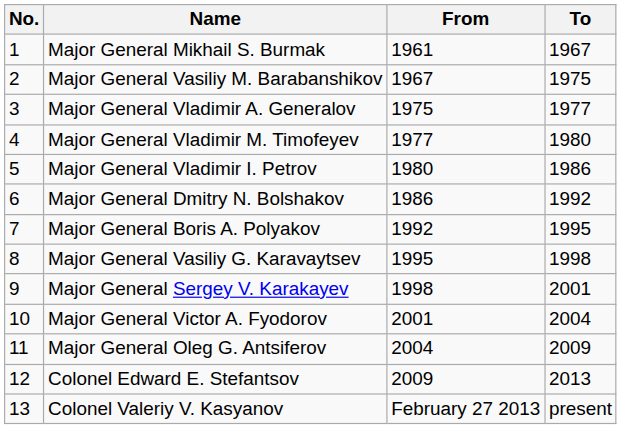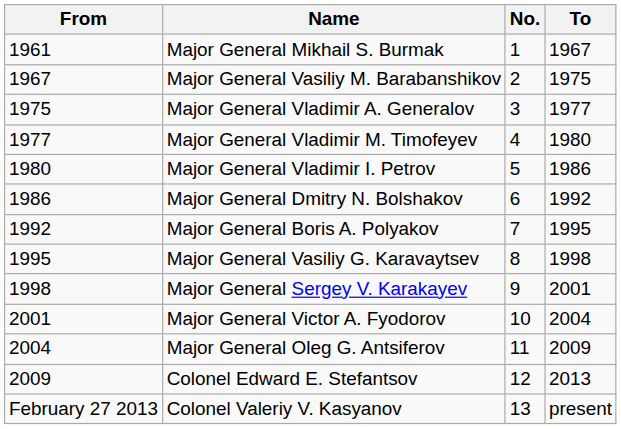columns swapped: (24, 19) <-> (466, 19)
